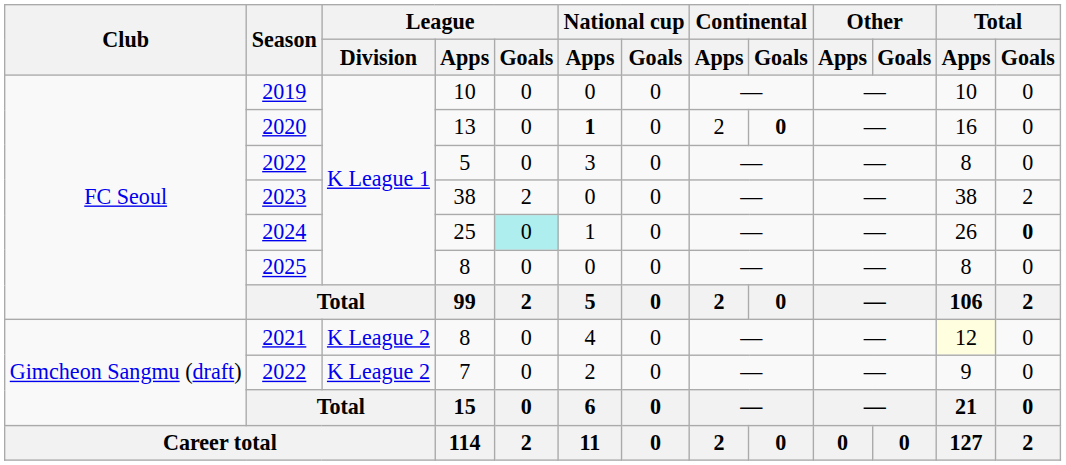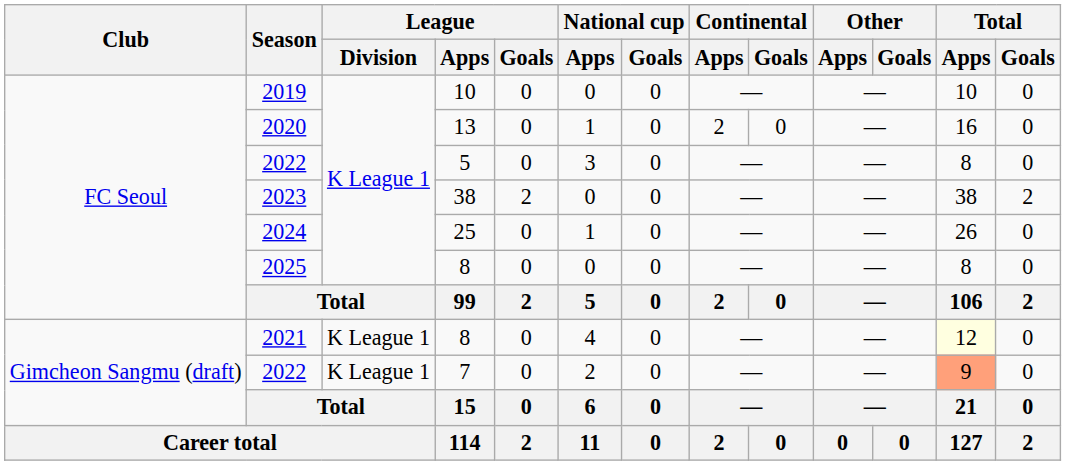(590, 127) bold -> (590, 127) normal
(781, 127) bold -> (781, 127) normal
(526, 232) paleturquoise background -> (526, 232) no background
(1028, 232) bold -> (1028, 232) normal
(378, 337) K League 2 -> (378, 337) K League 1
(378, 372) K League 2 -> (378, 372) K League 1
(966, 372) no background -> (966, 372) lightsalmon background
